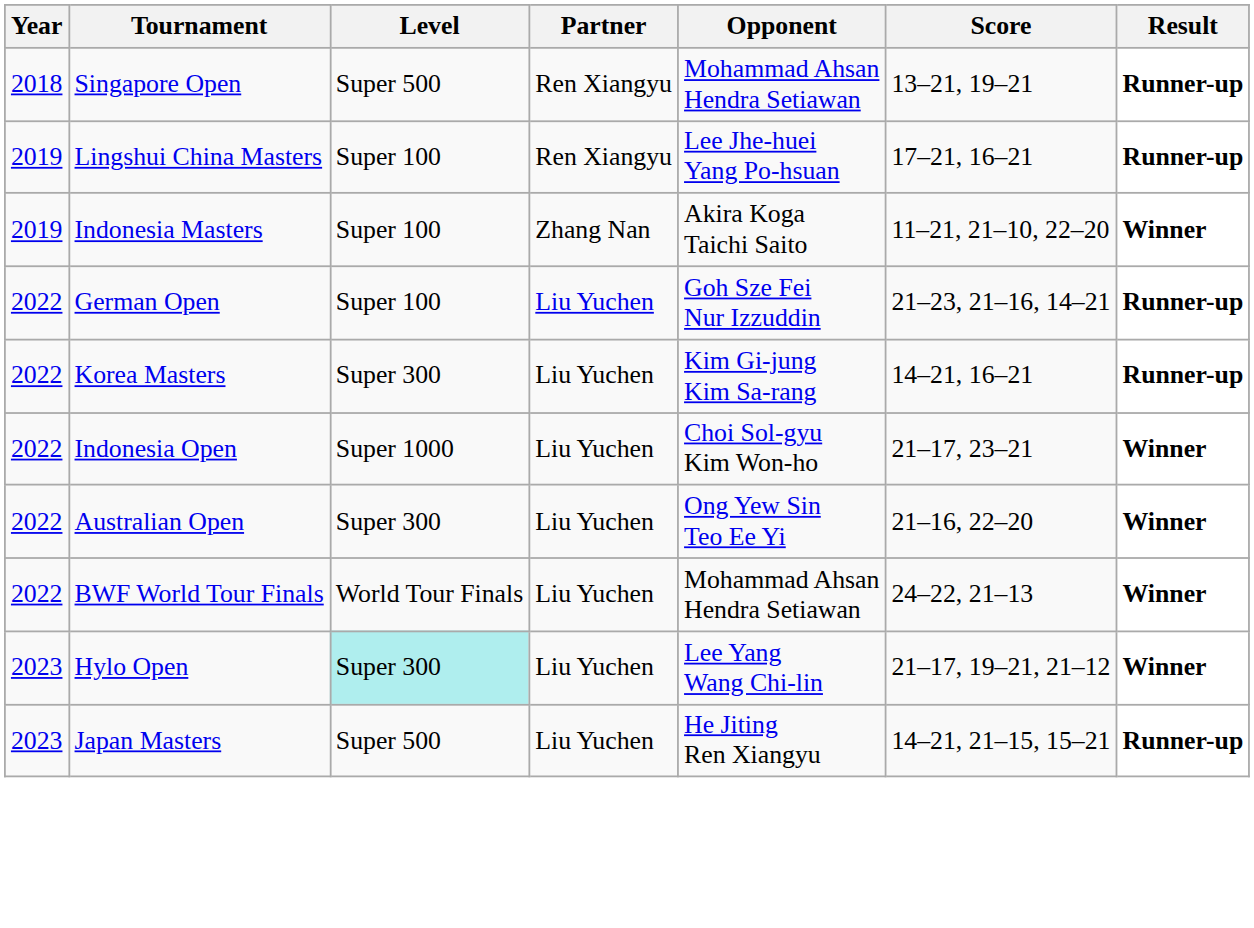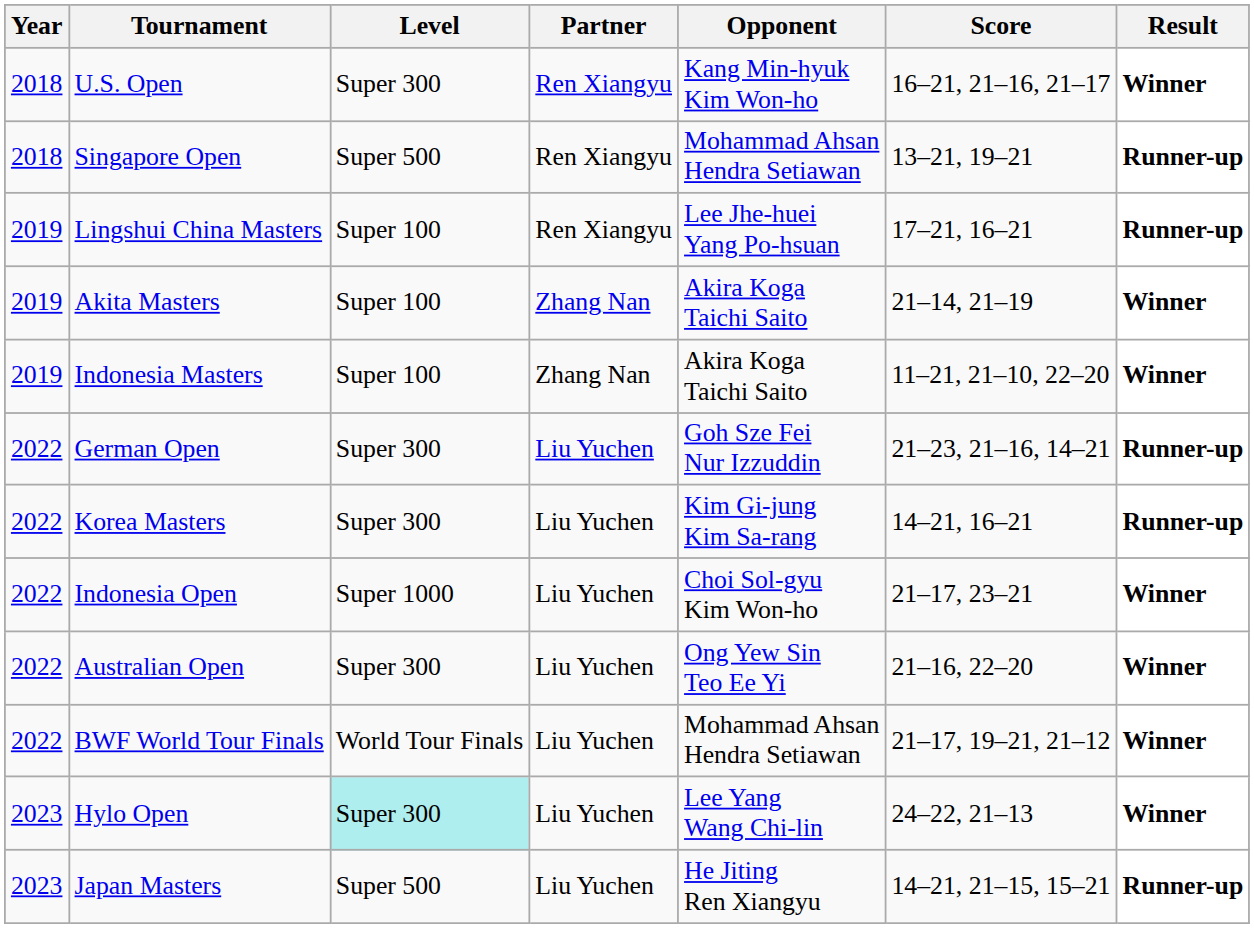+ row: (129, 83)
+ row: (147, 302)
(388, 302) Super 100 -> (388, 448) Super 300
(962, 594) 24–22, 21–13 -> (1001, 740) 21–17, 19–21, 21–12
(1001, 667) 21–17, 19–21, 21–12 -> (962, 813) 24–22, 21–13
